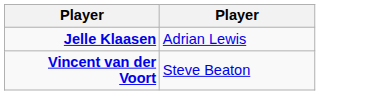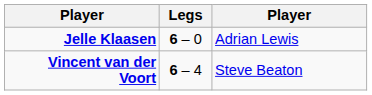+ column: (186, 16)
